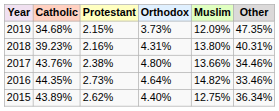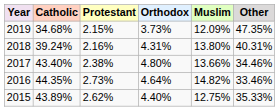(54, 47) 39.23% -> (54, 47) 39.24%
(54, 64) 43.76% -> (54, 64) 43.40%
(254, 98) 36.34% -> (254, 98) 35.33%
